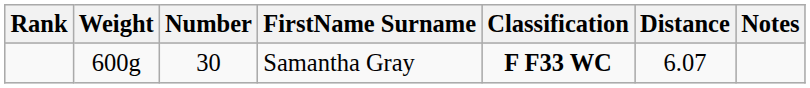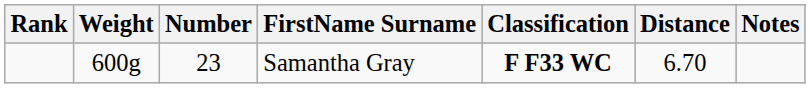(208, 62) 30 -> (208, 62) 23
(685, 62) 6.07 -> (685, 62) 6.70
